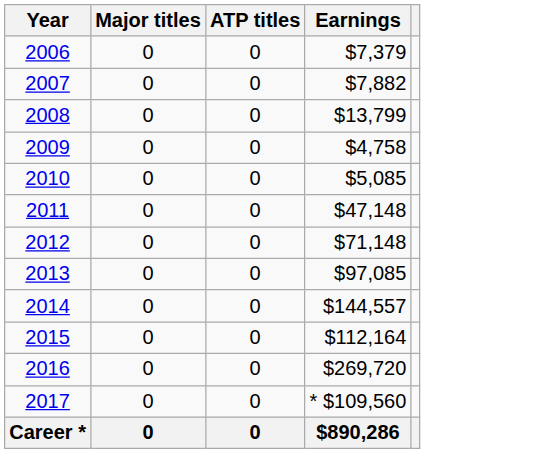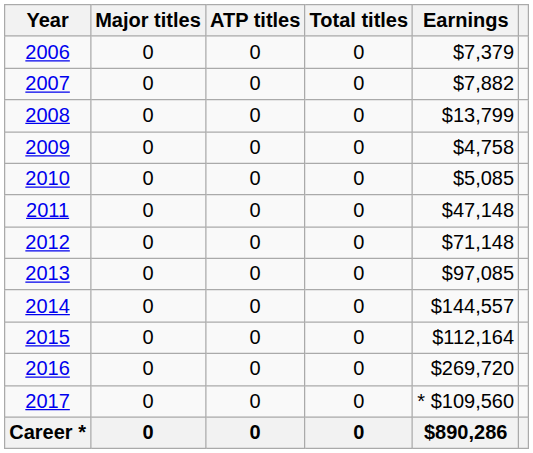+ column: (359, 20)
